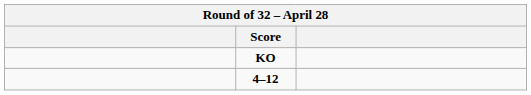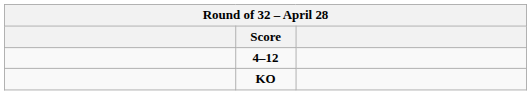rows swapped: (266, 79) <-> (266, 58)
